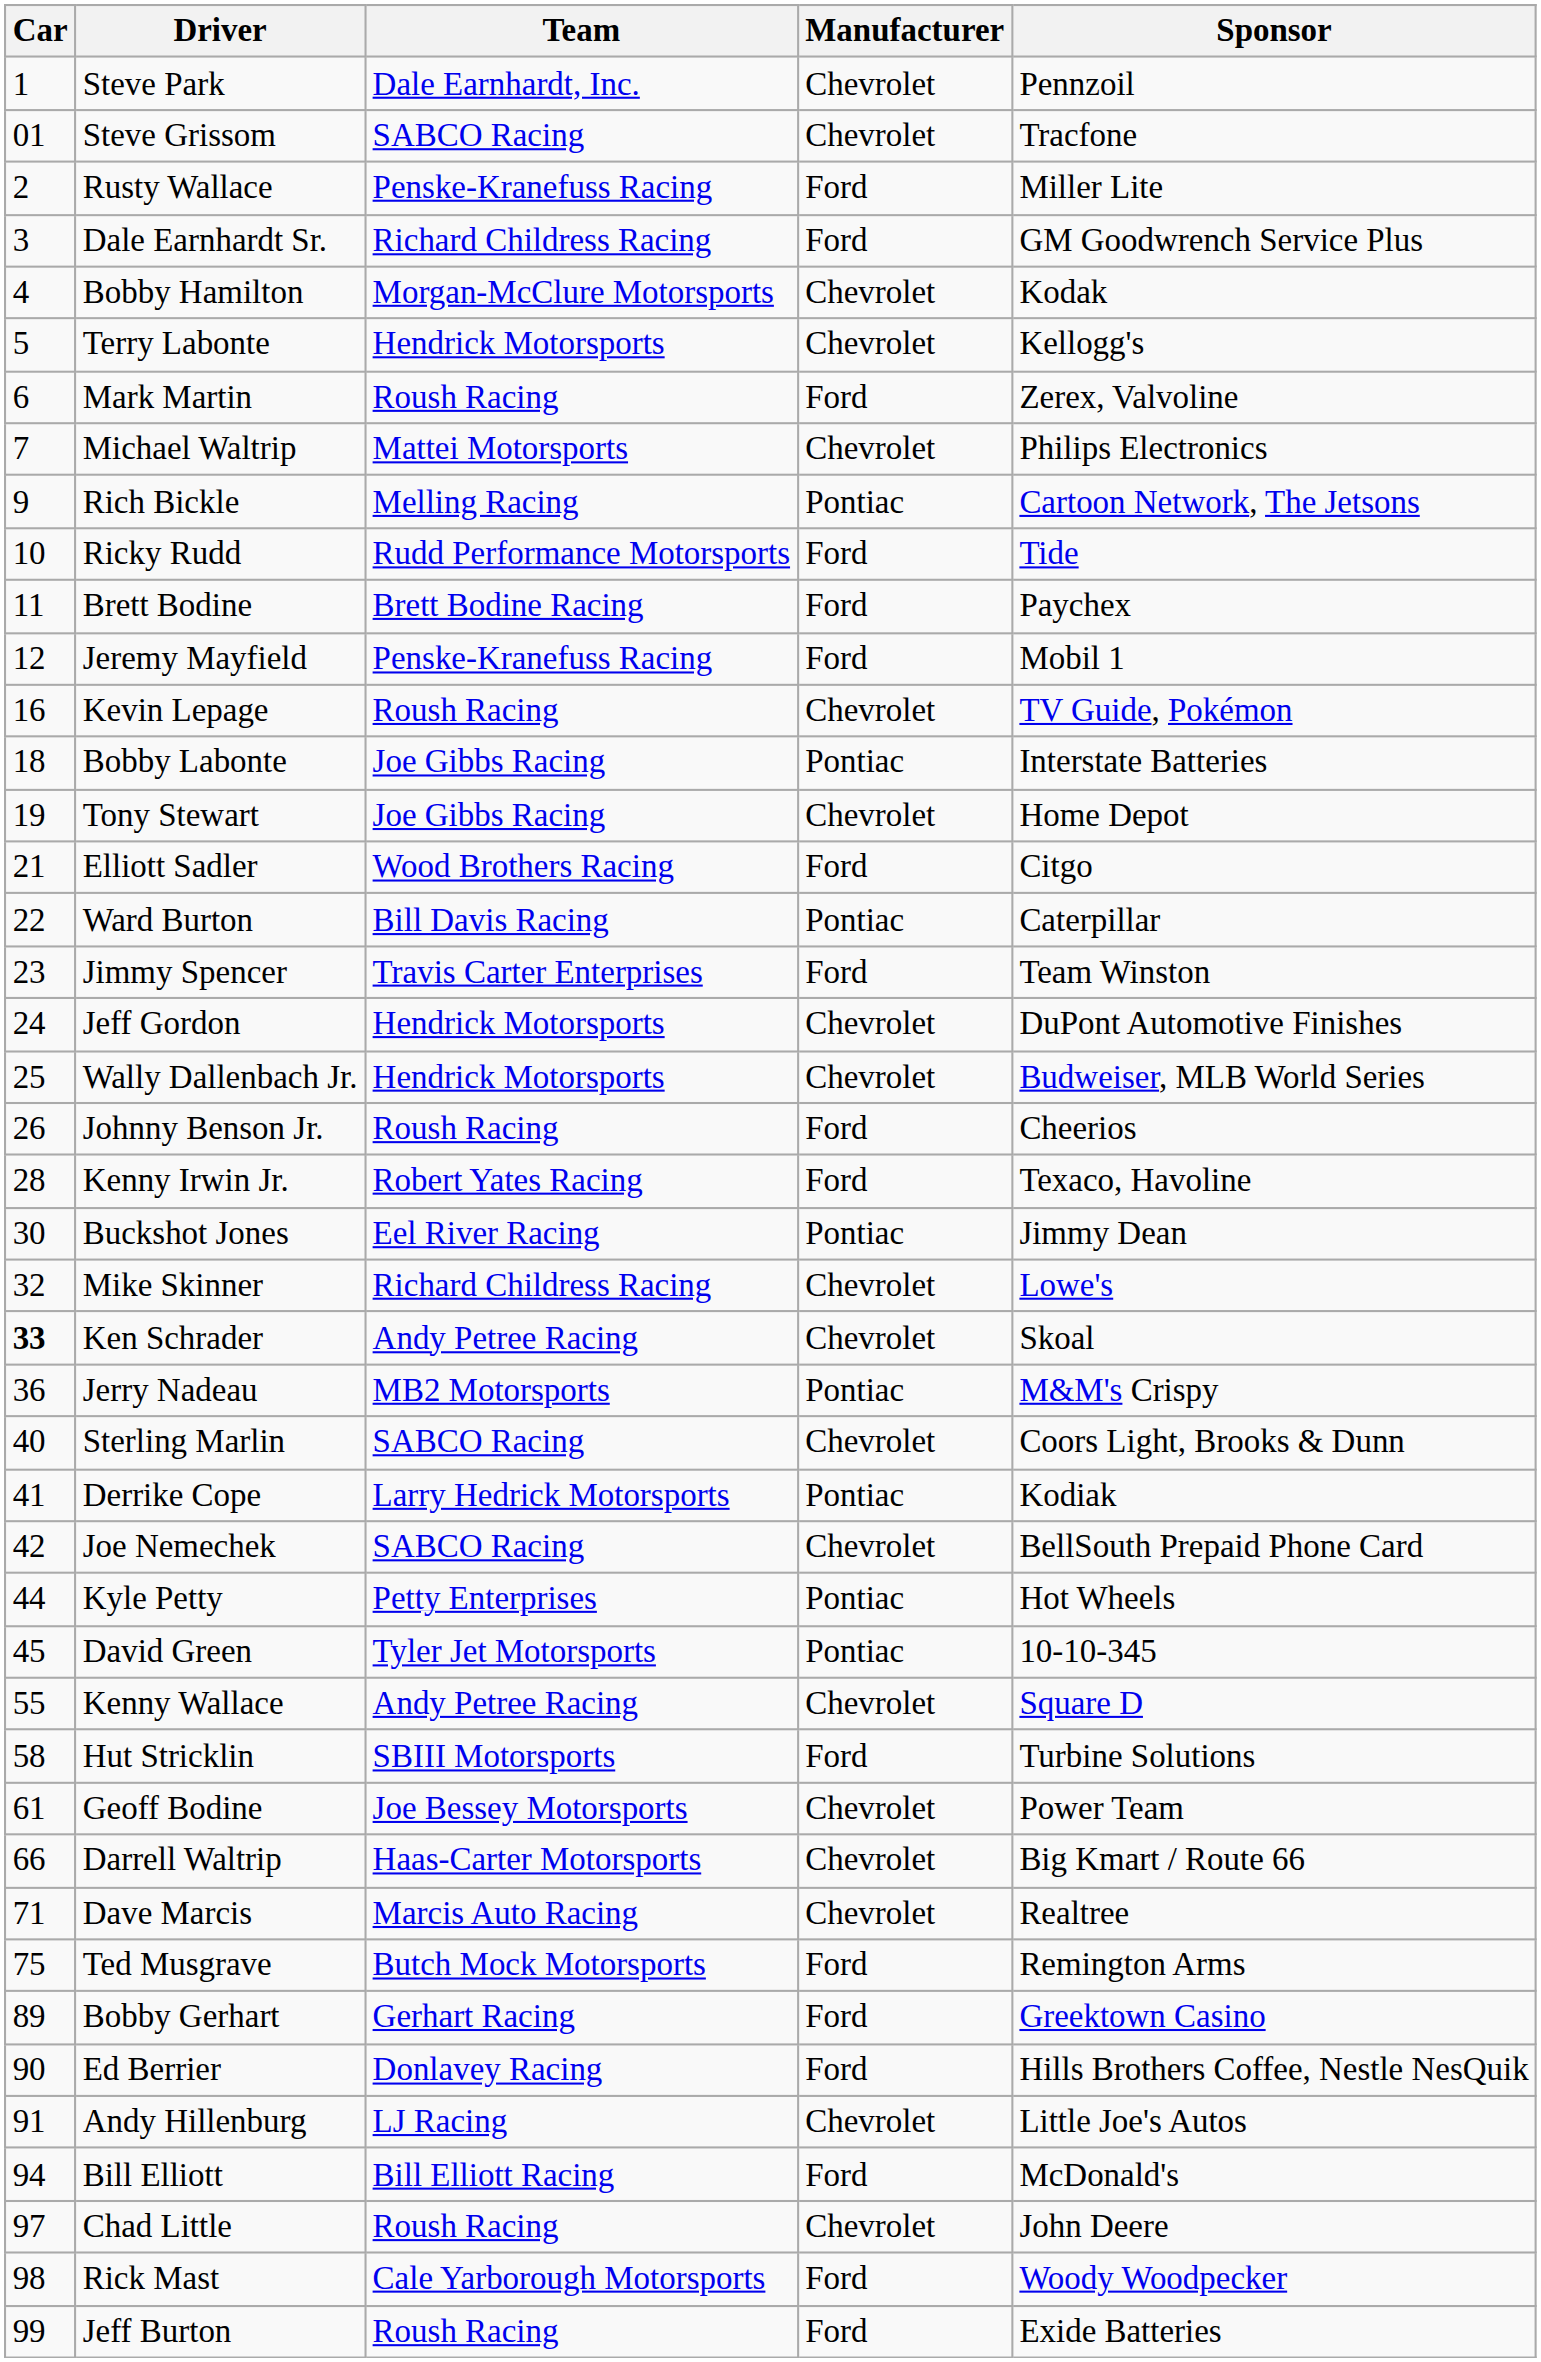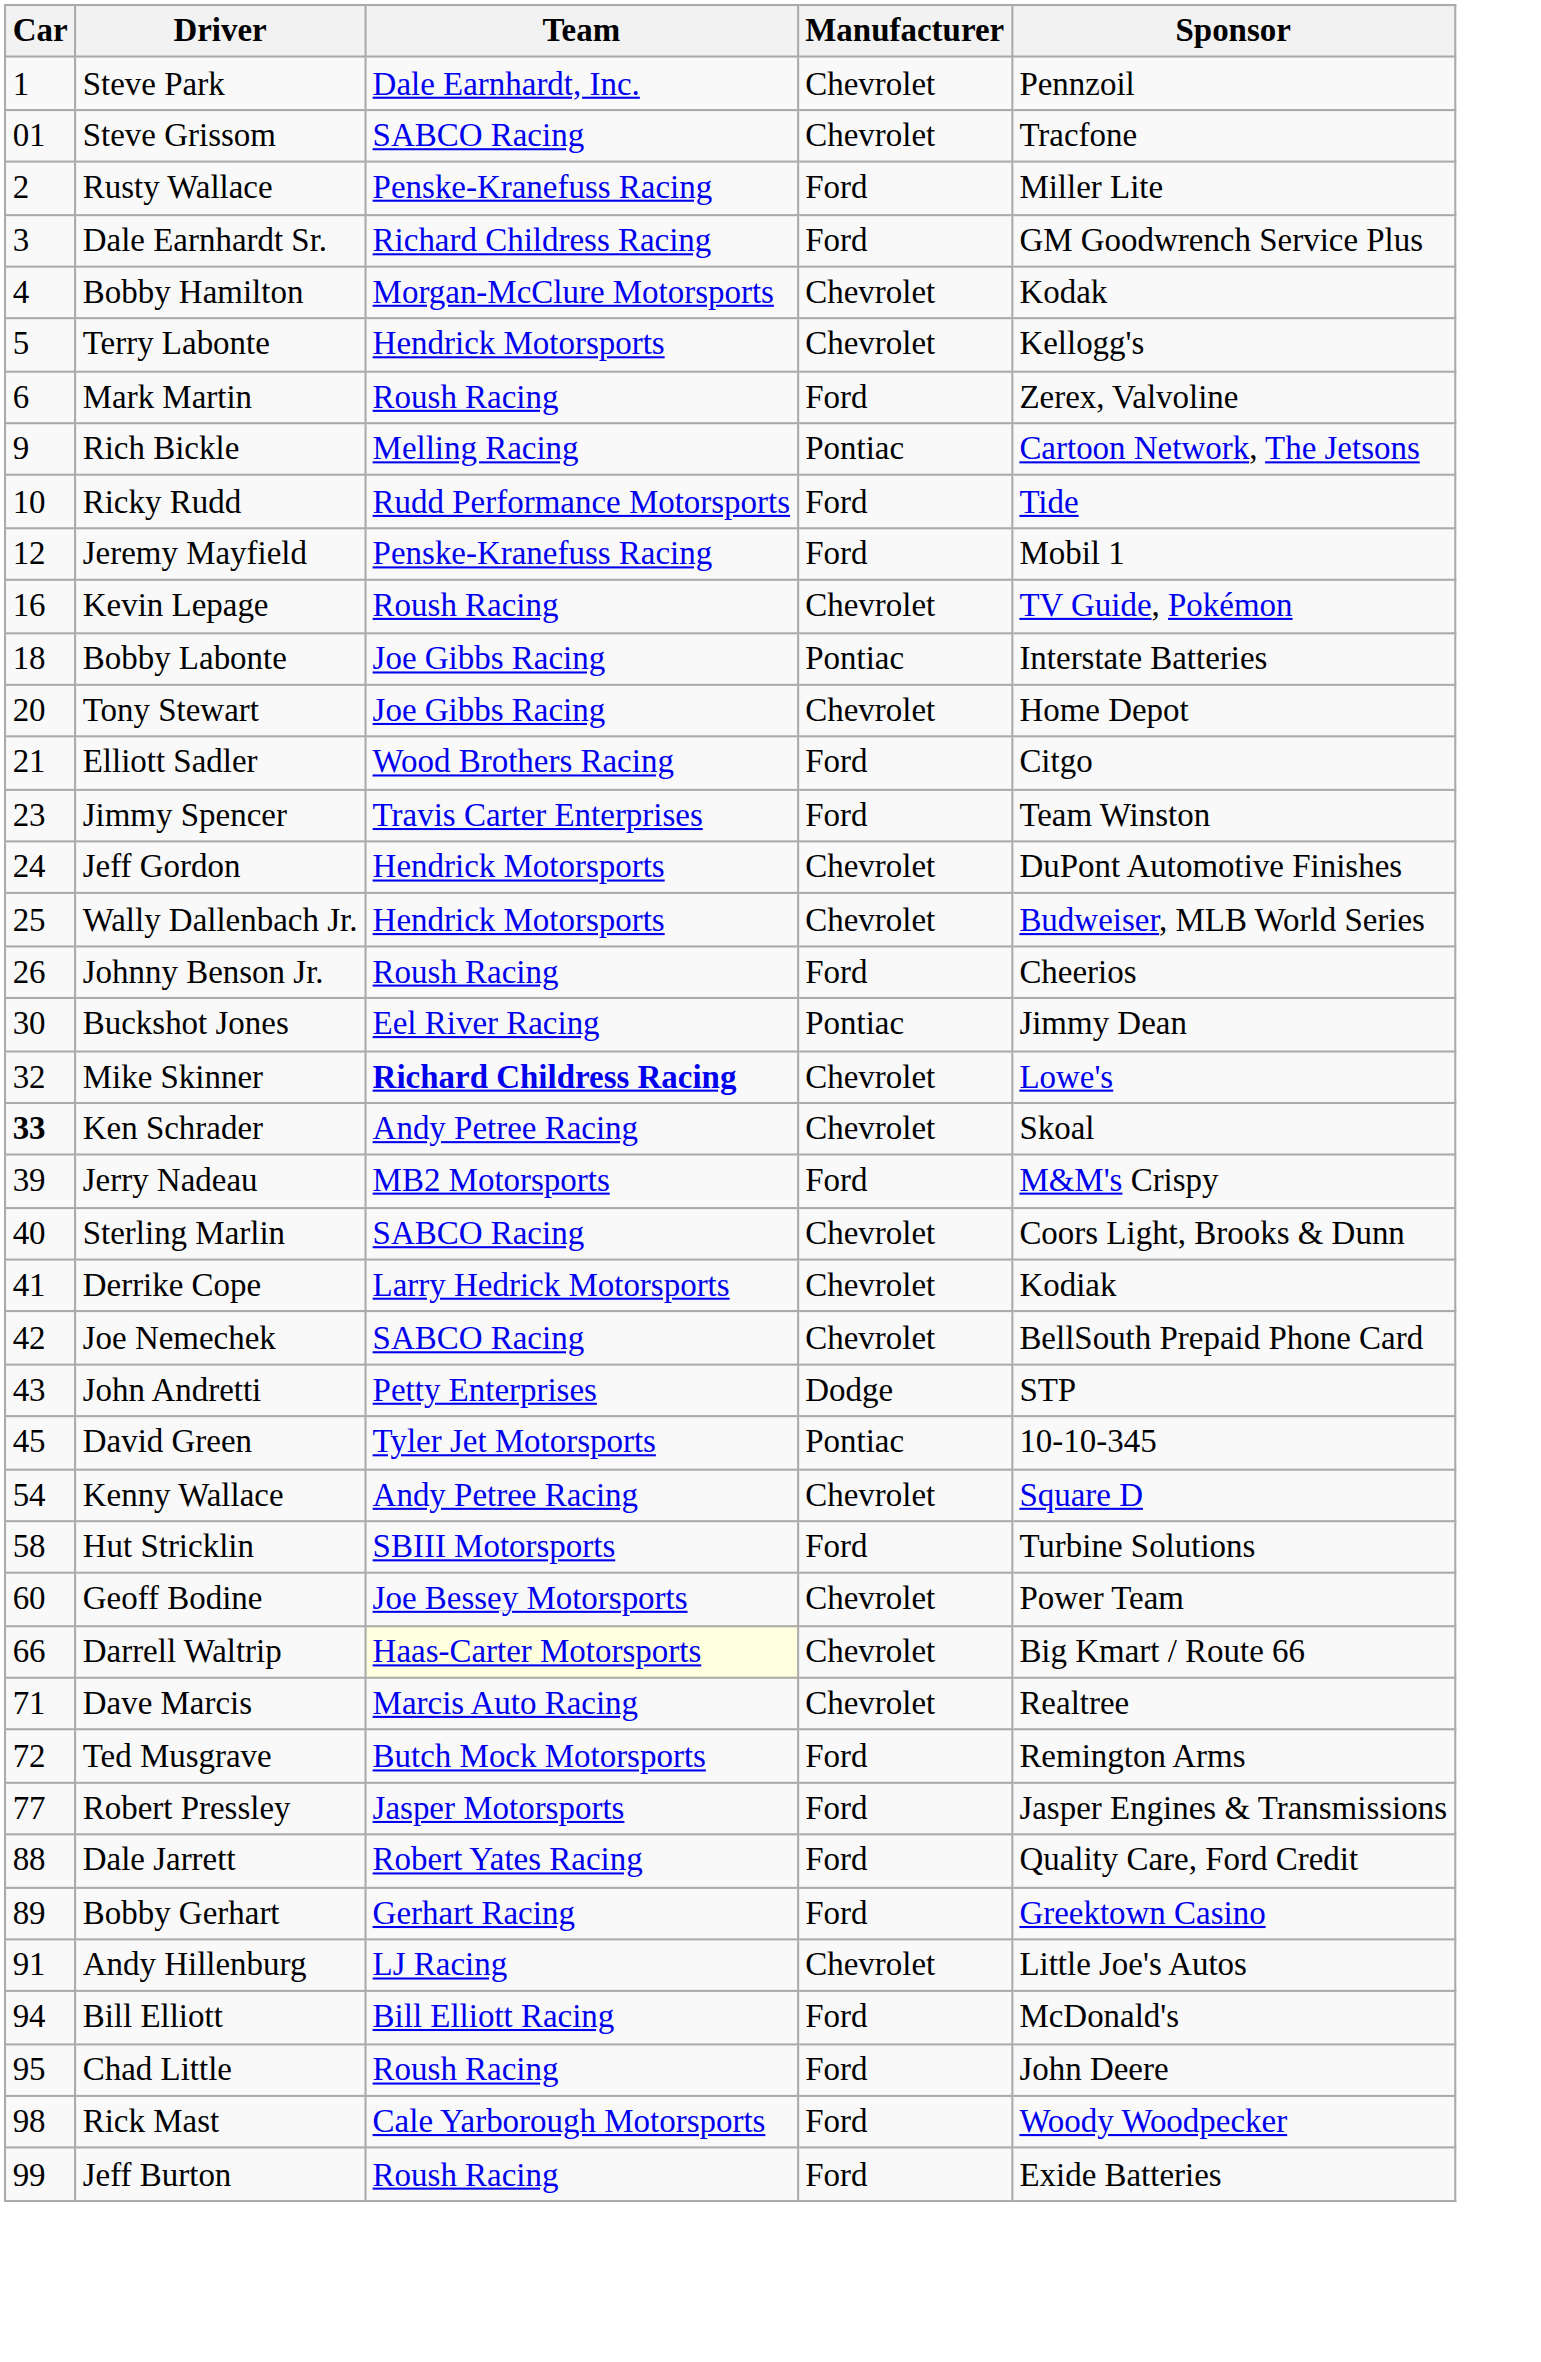- row: (190, 448)
- row: (167, 605)
(29, 814) 19 -> (29, 710) 20
- row: (168, 919)
- row: (186, 1180)
(542, 1285) normal -> (555, 1076) bold
(29, 1389) 36 -> (29, 1180) 39
(855, 1389) Pontiac -> (836, 1180) Ford
(855, 1494) Pontiac -> (870, 1285) Chevrolet
+ row: (172, 1389)
- row: (153, 1598)
(29, 1703) 55 -> (29, 1494) 54
(29, 1807) 61 -> (29, 1598) 60
(537, 1860) no background -> (537, 1651) lightyellow background
(29, 1964) 75 -> (29, 1755) 72
+ row: (187, 1807)
+ row: (159, 1860)
- row: (152, 2069)
(29, 2226) 97 -> (29, 2069) 95
(870, 2226) Chevrolet -> (836, 2069) Ford
